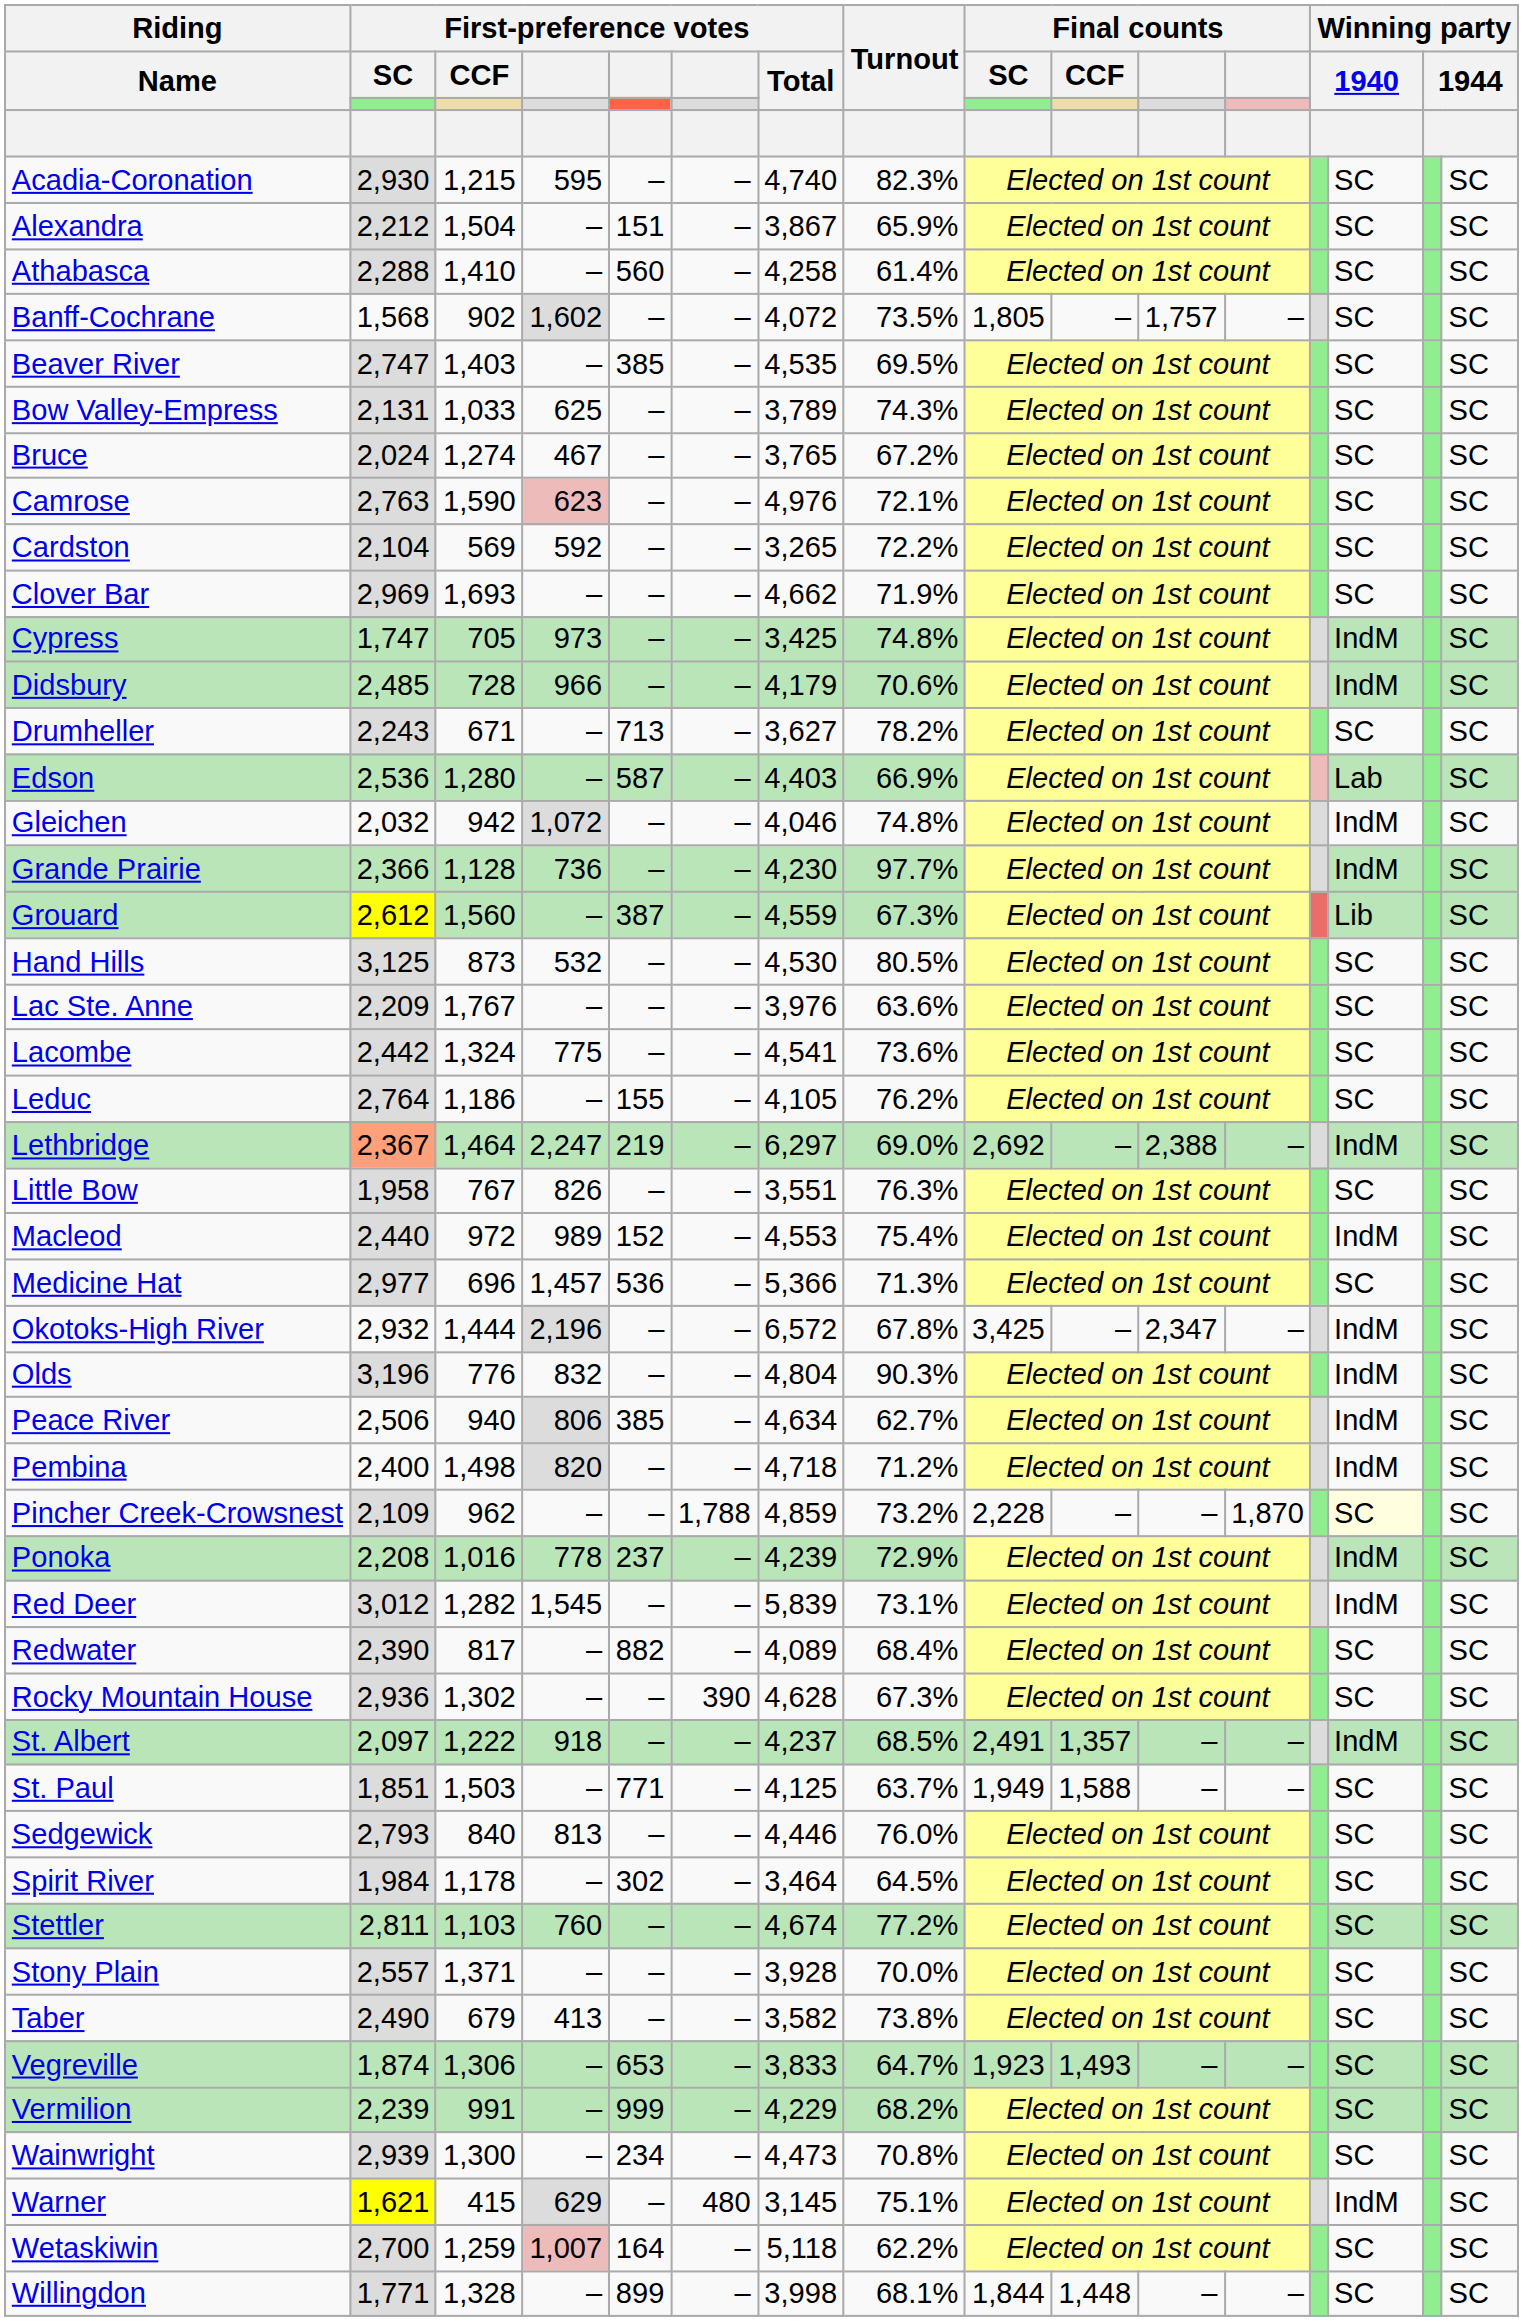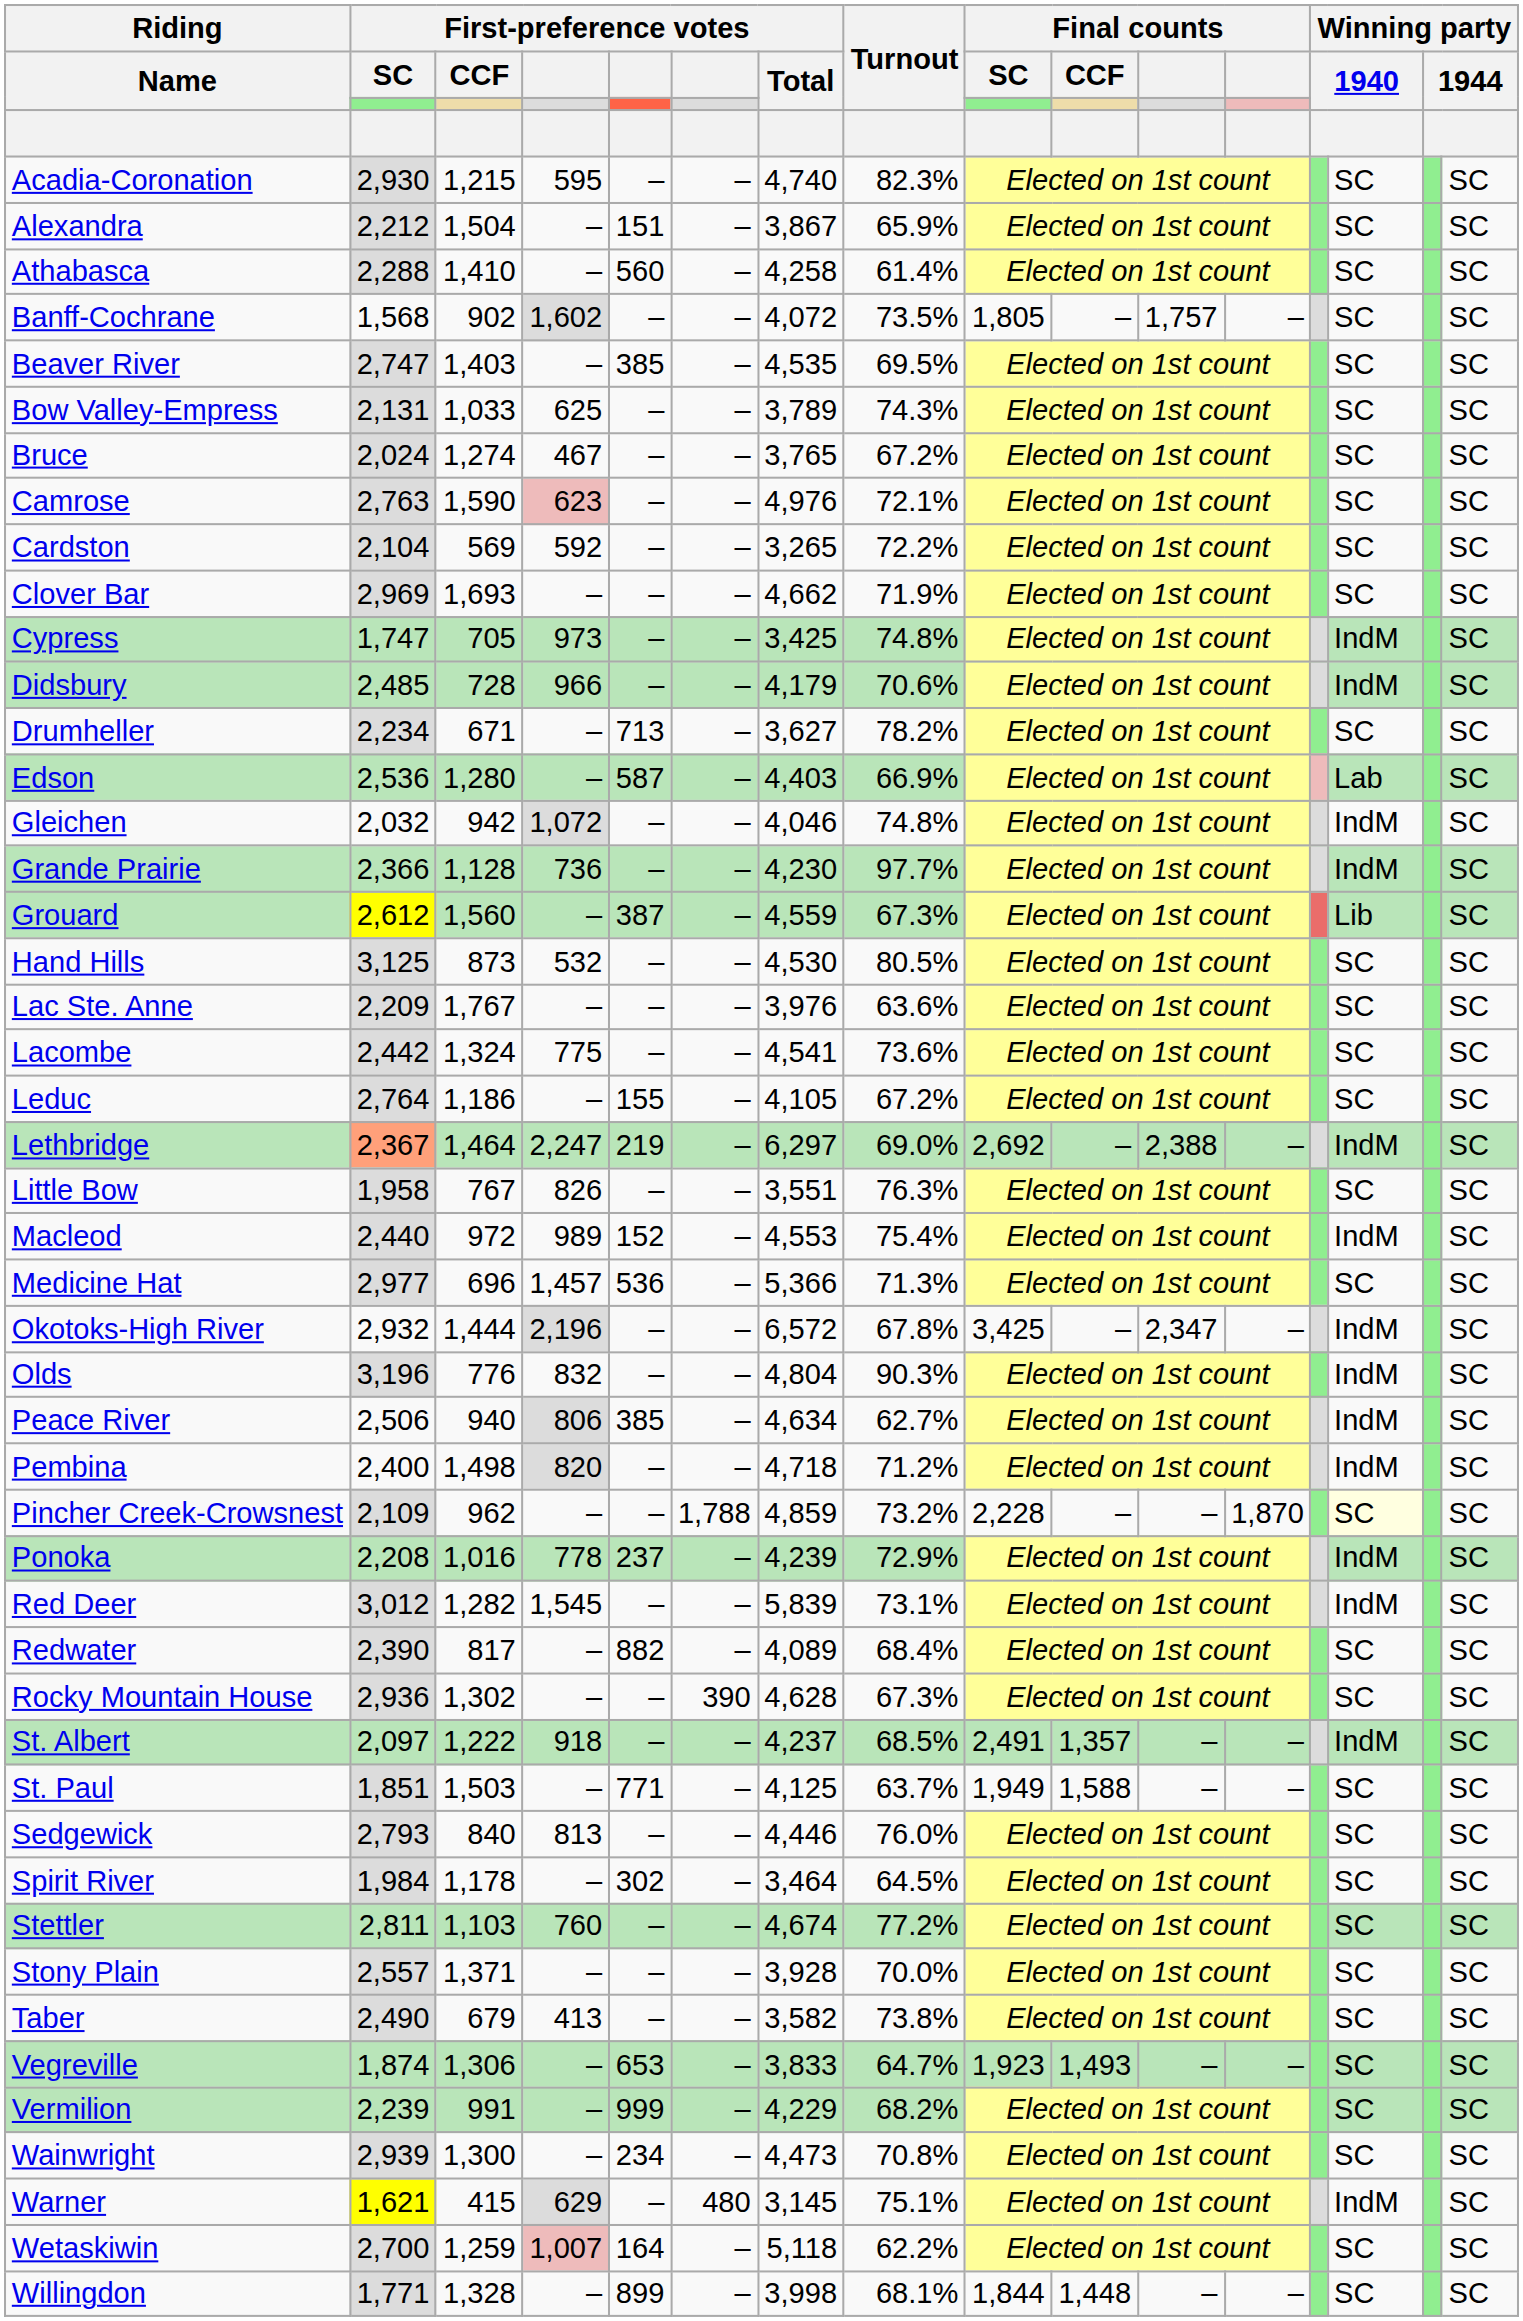(393, 731) 2,243 -> (393, 731) 2,234
(917, 1099) 76.2% -> (917, 1099) 67.2%
